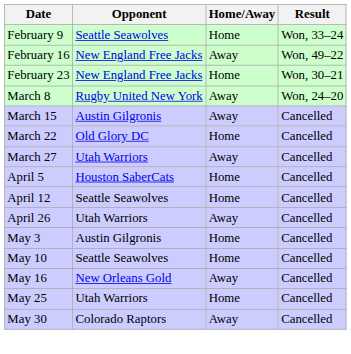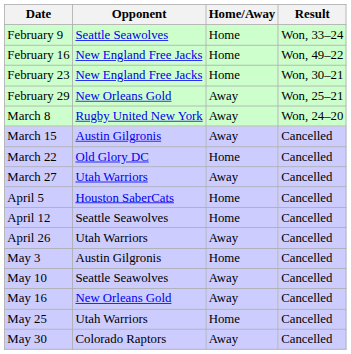(223, 55) Away -> (224, 55) Home
+ row: (38, 95)
(224, 258) Home -> (223, 278) Away
